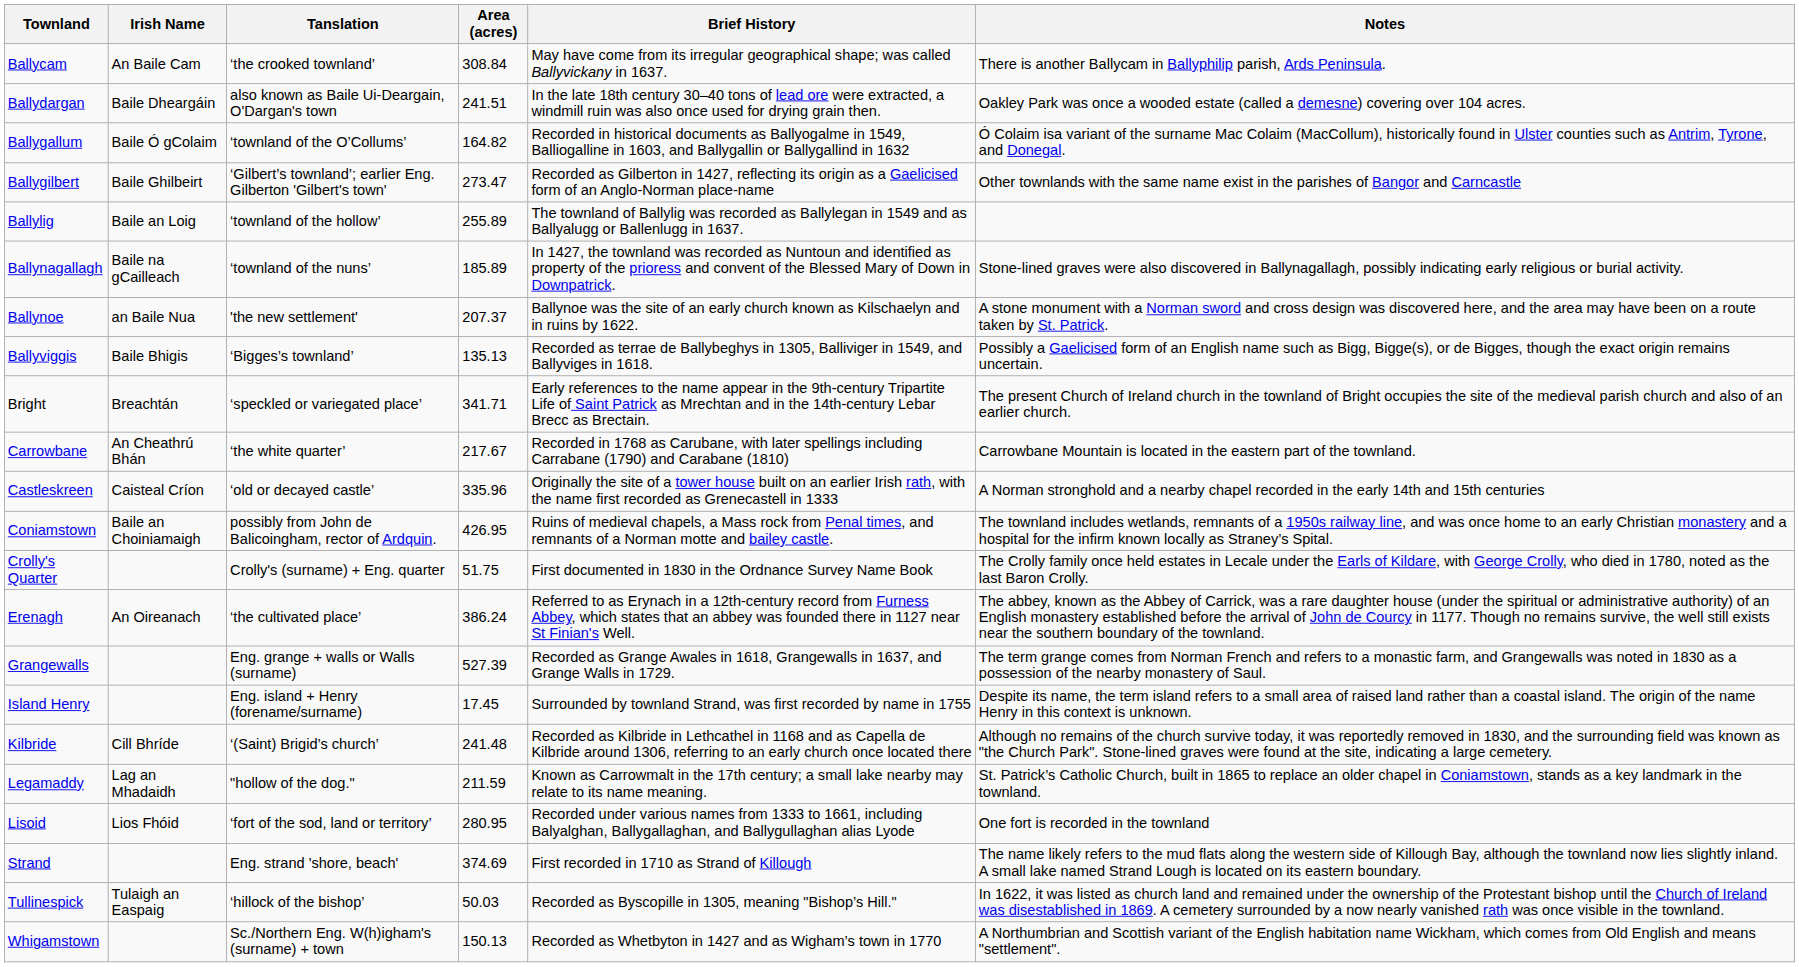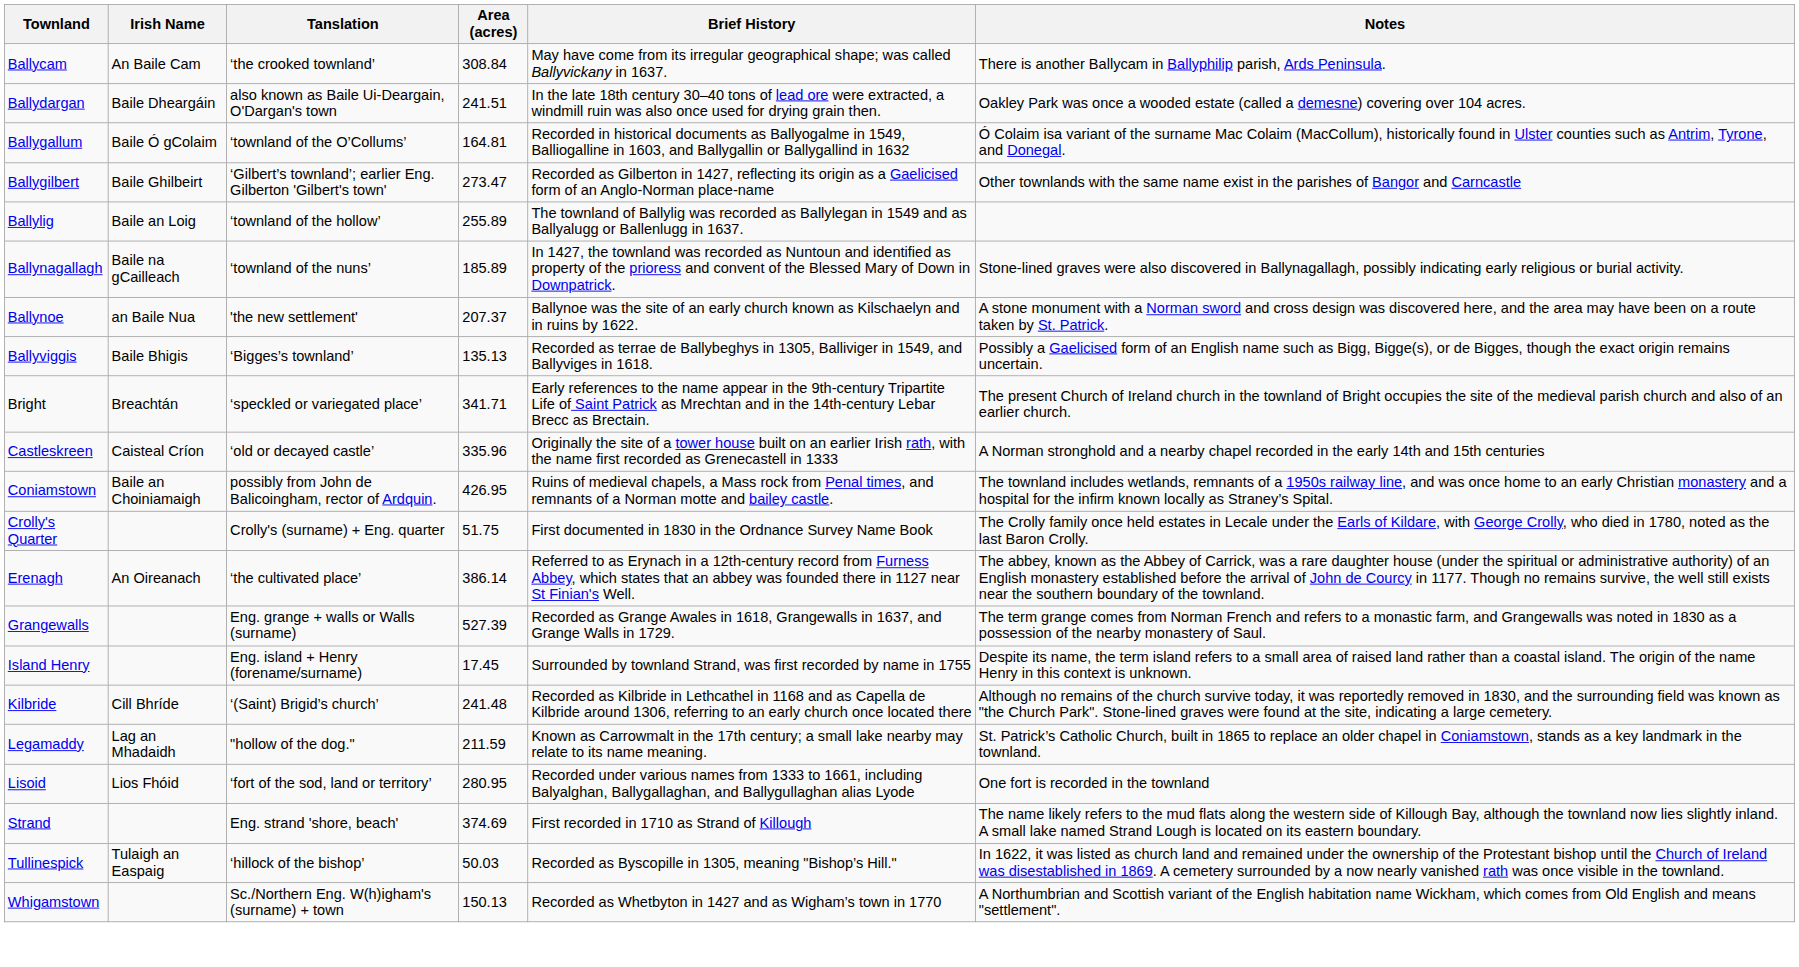(485, 142) 164.82 -> (485, 142) 164.81
- row: (47, 451)
(485, 617) 386.24 -> (485, 578) 386.14
